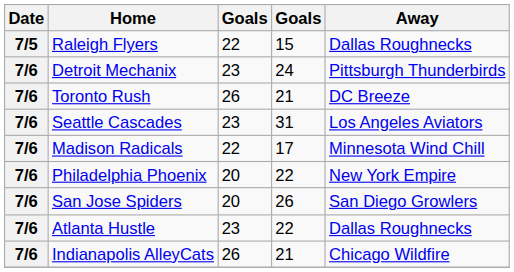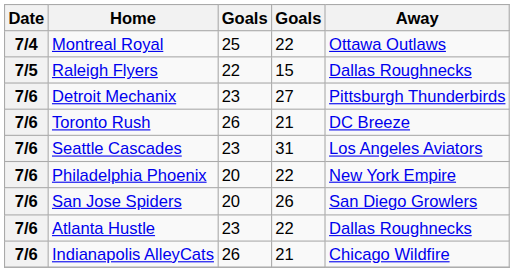+ row: (108, 44)
(285, 70) 24 -> (285, 97) 27
- row: (117, 149)
